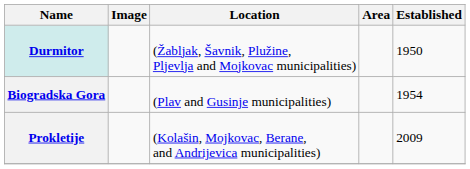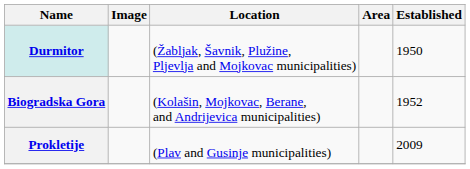(242, 101) (Plav and Gusinje municipalities) -> (237, 109) (Kolašin, Mojkovac, Berane, and Andrijevica municipalities)
(409, 94) 1954 -> (409, 101) 1952
(237, 145) (Kolašin, Mojkovac, Berane, and Andrijevica municipalities) -> (242, 152) (Plav and Gusinje municipalities)
